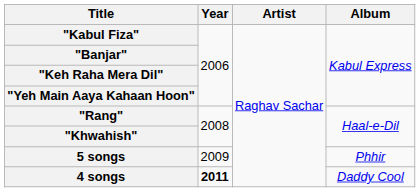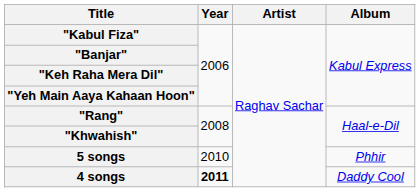(215, 156) 2009 -> (215, 156) 2010
